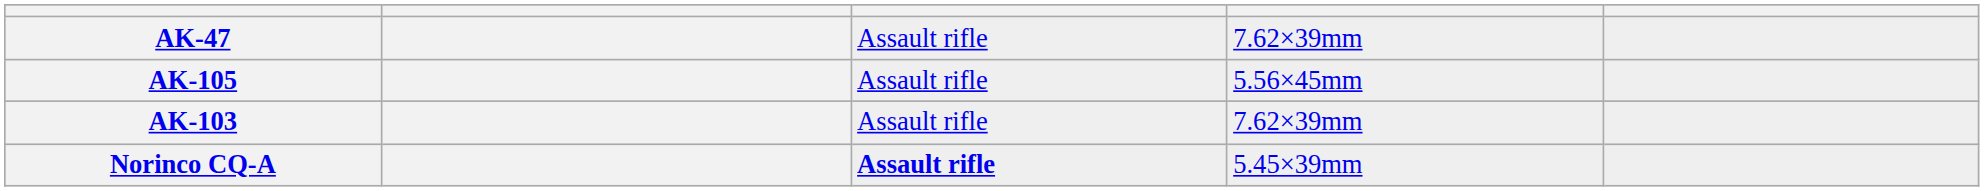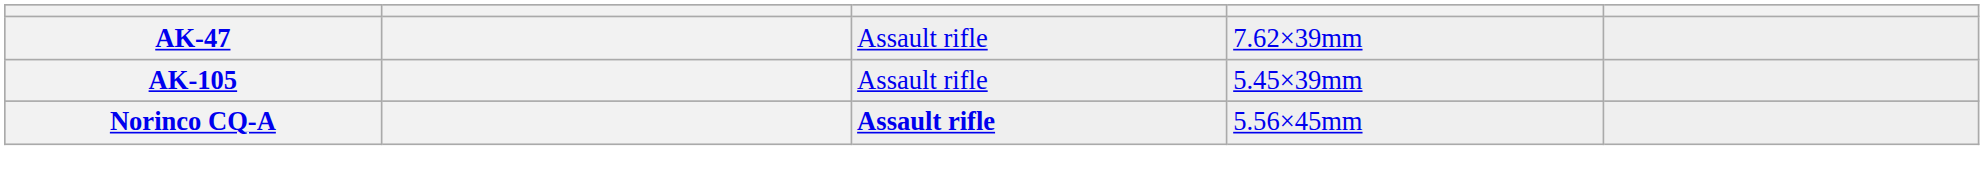(1298, 79) 5.56×45mm -> (1298, 79) 5.45×39mm
- row: (193, 122)
(1298, 164) 5.45×39mm -> (1298, 122) 5.56×45mm
